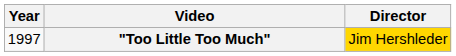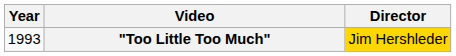(24, 39) 1997 -> (24, 39) 1993
